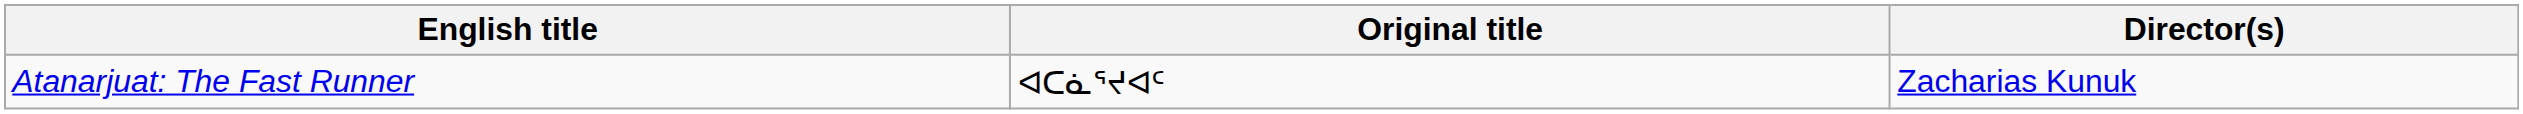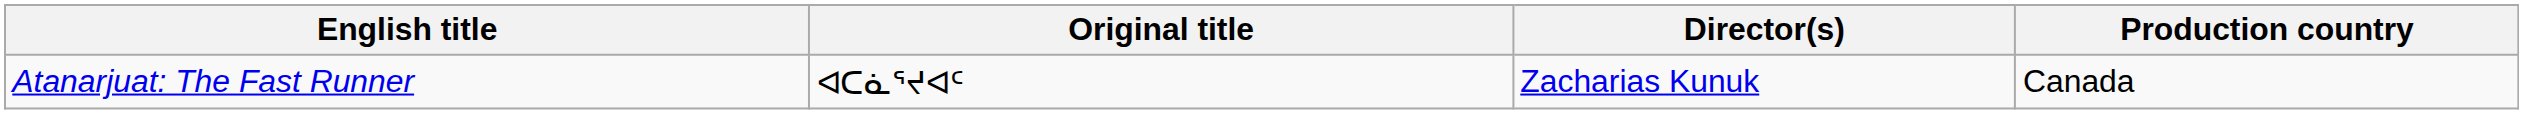+ column: (2267, 29)
